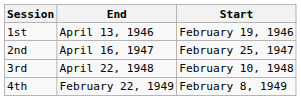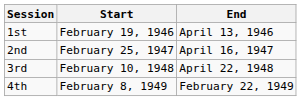columns swapped: (237, 14) <-> (117, 14)
